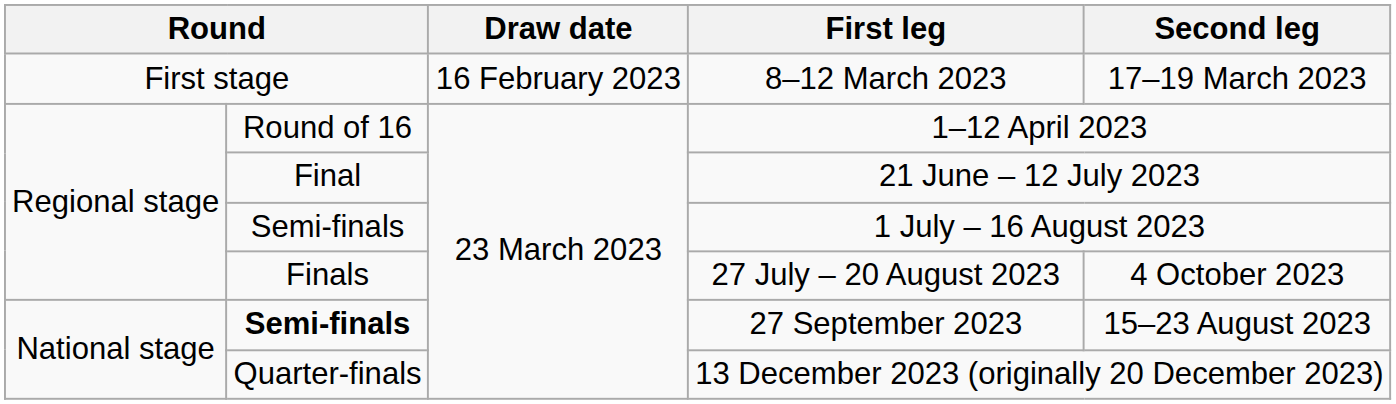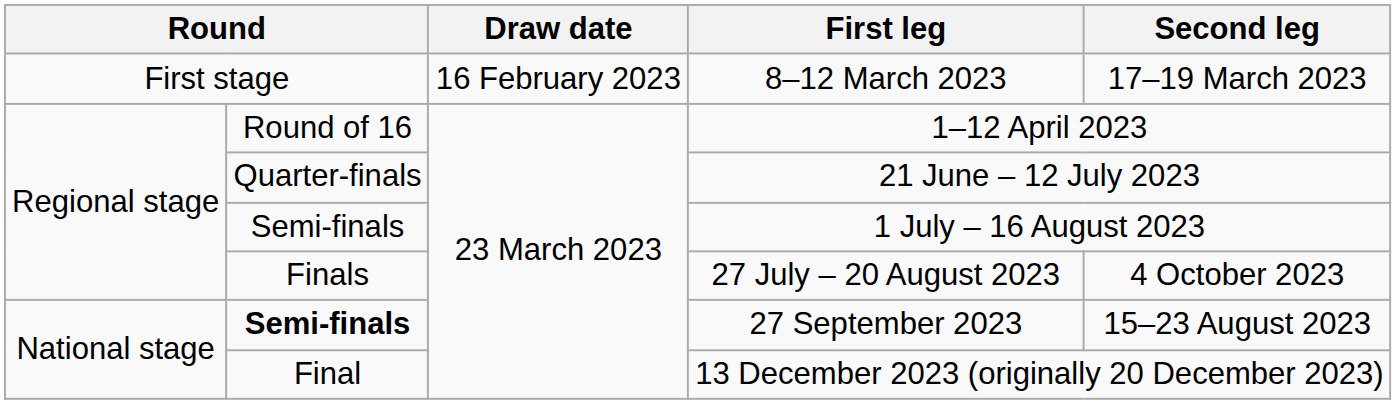(328, 176) Final -> (328, 176) Quarter-finals
(328, 373) Quarter-finals -> (328, 373) Final
